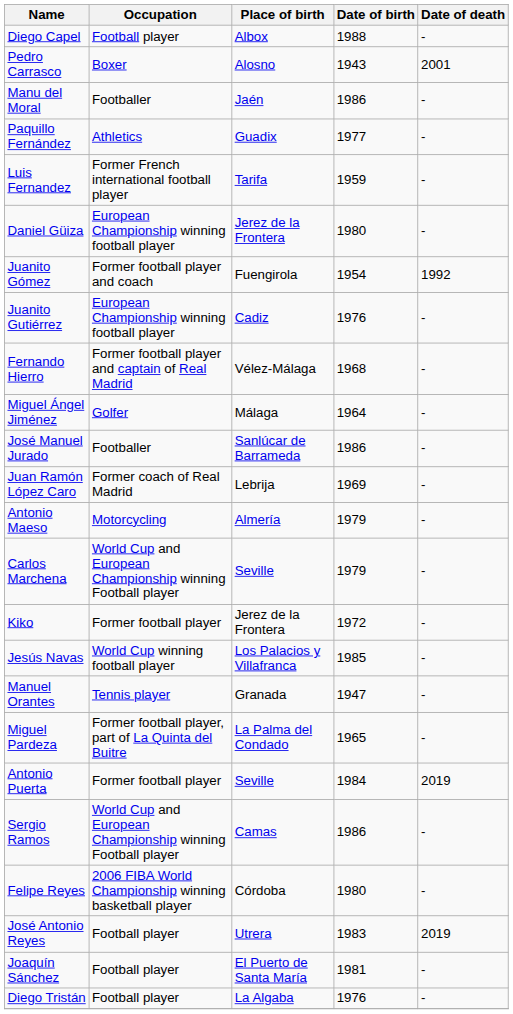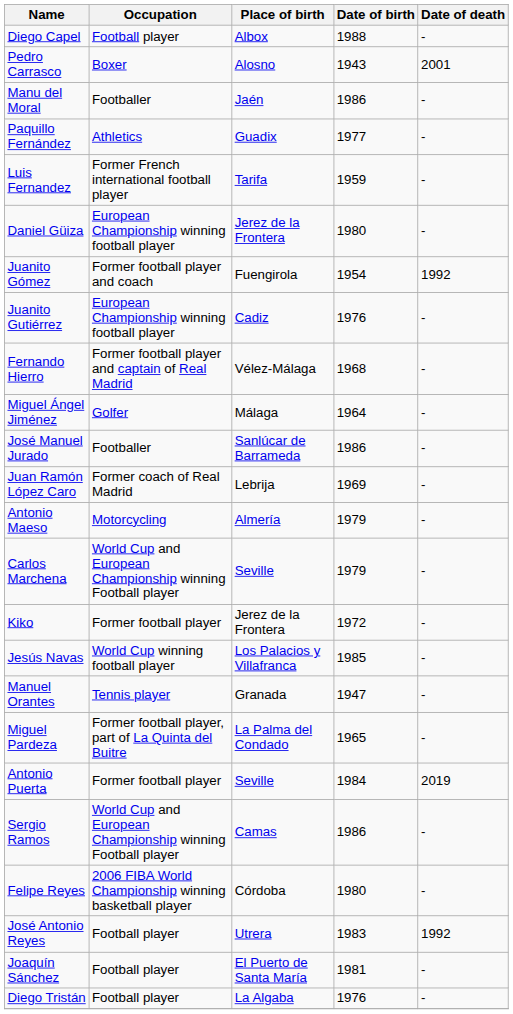(436, 934) 2019 -> (436, 934) 1992
